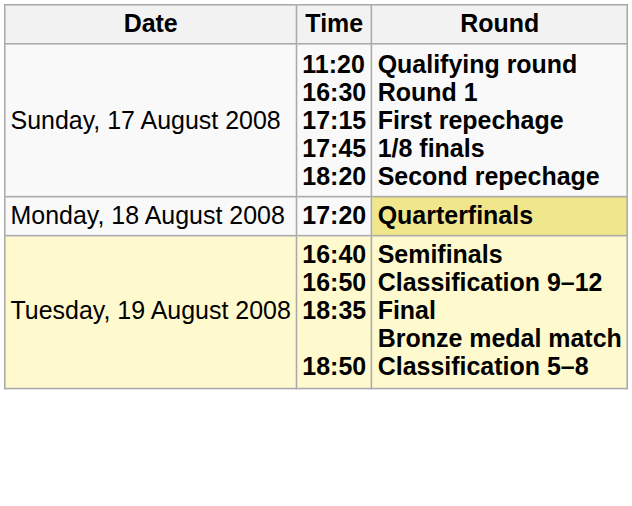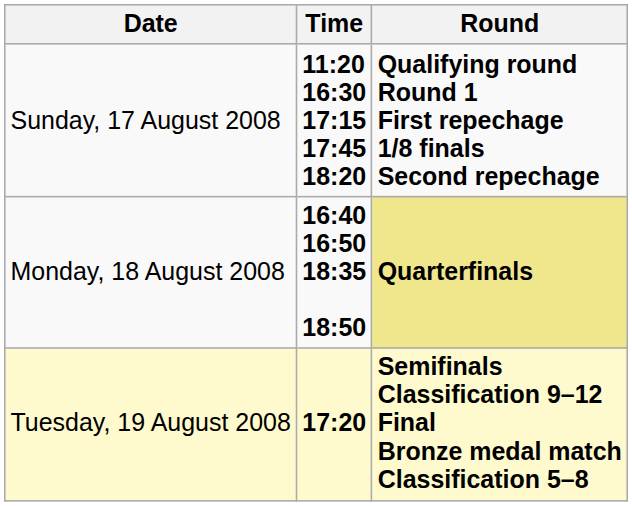(334, 215) 17:20 -> (334, 271) 16:40 16:50 18:35 18:50
(334, 311) 16:40 16:50 18:35 18:50 -> (334, 423) 17:20
